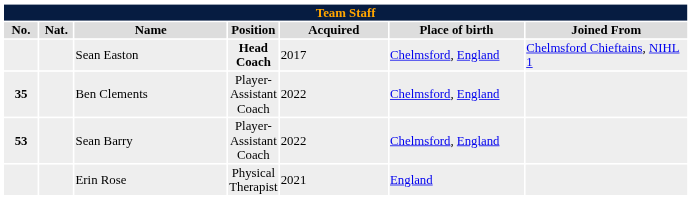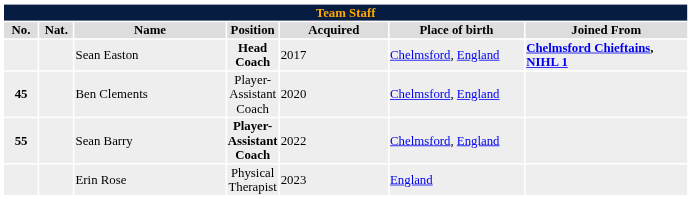(603, 55) normal -> (590, 55) bold
(21, 94) 35 -> (21, 94) 45
(294, 94) 2022 -> (294, 94) 2020
(21, 140) 53 -> (21, 140) 55
(253, 140) normal -> (253, 140) bold
(294, 179) 2021 -> (294, 179) 2023
